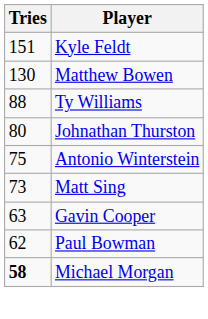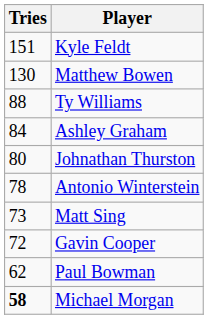+ row: (111, 131)
(18, 159) 75 -> (18, 187) 78
(18, 215) 63 -> (18, 243) 72
